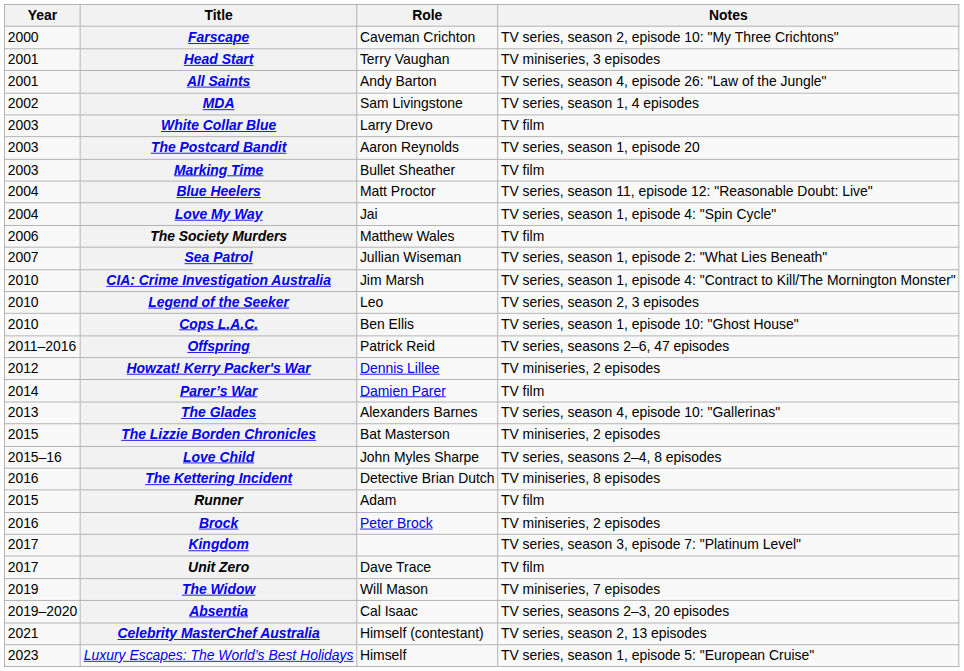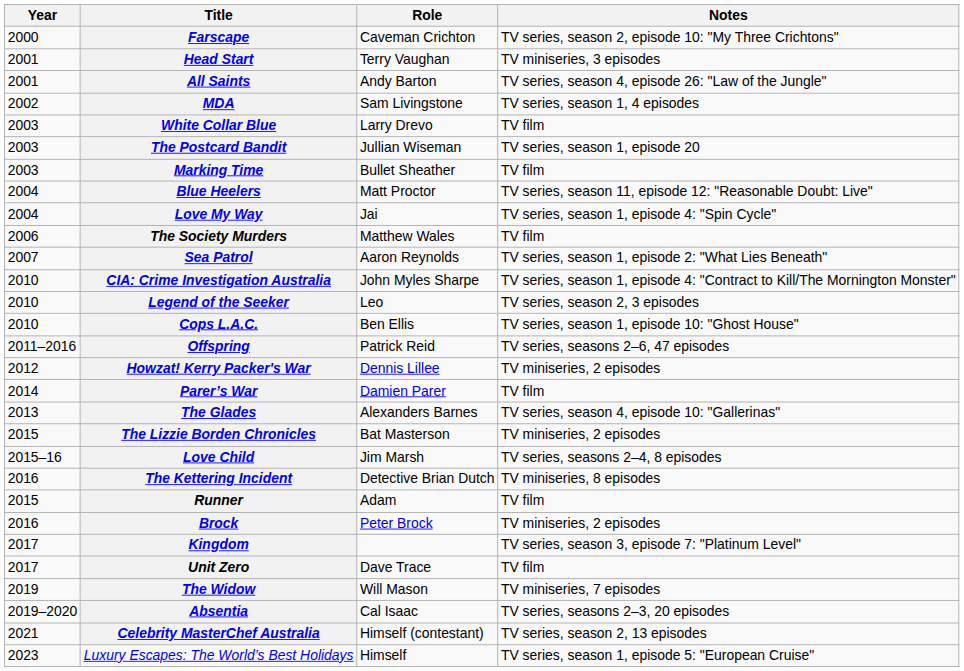(409, 147) Aaron Reynolds -> (411, 147) Jullian Wiseman
(411, 258) Jullian Wiseman -> (409, 258) Aaron Reynolds
(392, 280) Jim Marsh -> (419, 280) John Myles Sharpe
(419, 457) John Myles Sharpe -> (392, 457) Jim Marsh
